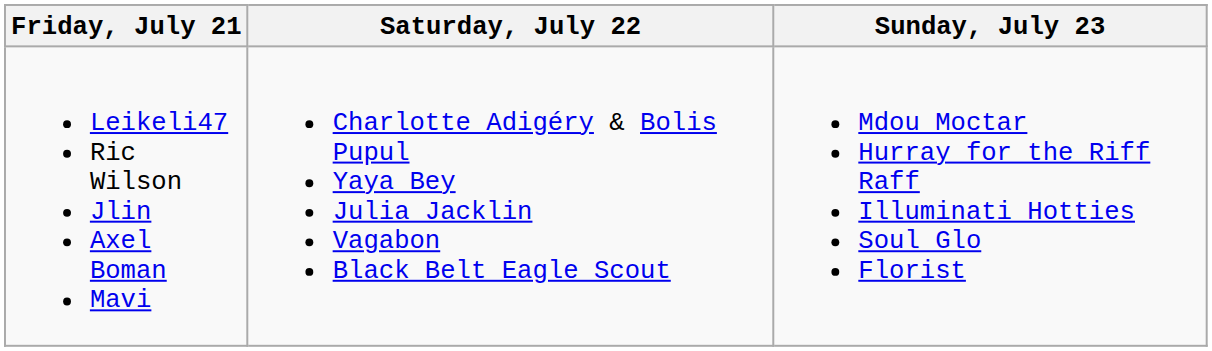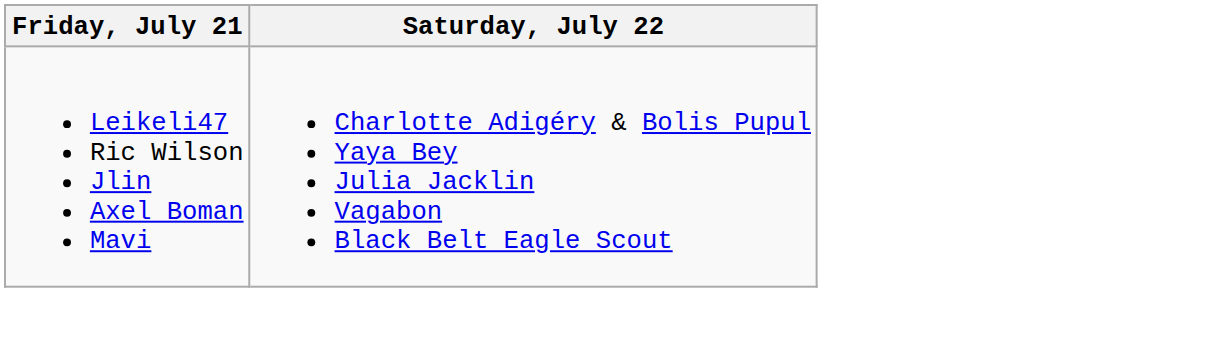- column: (990, 26)
